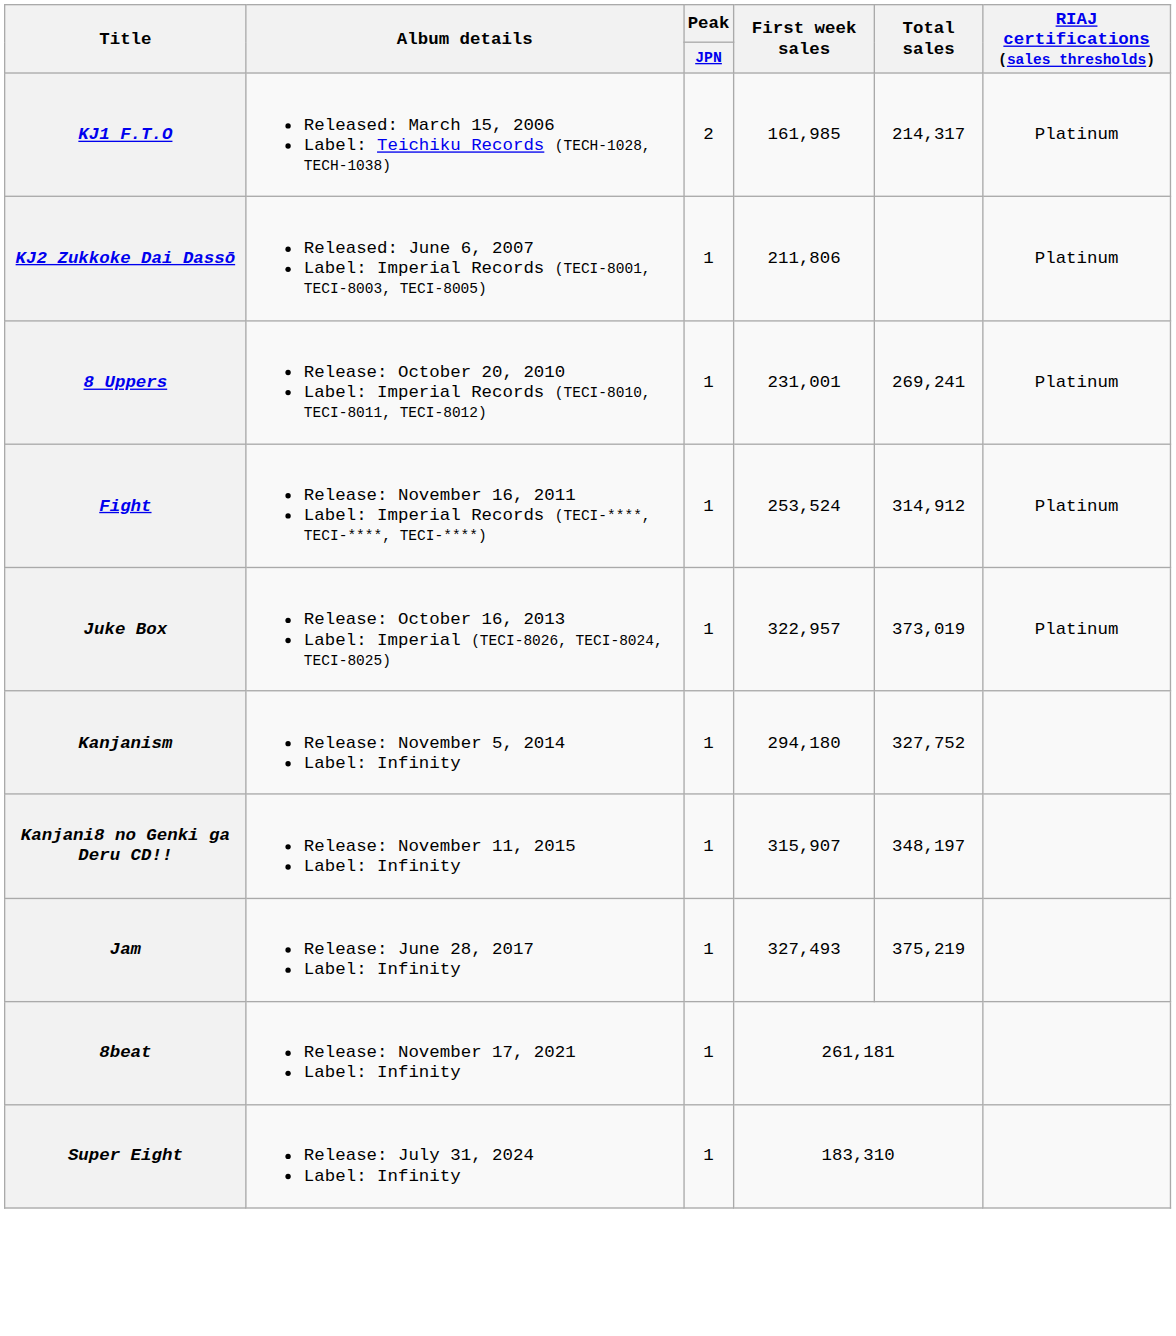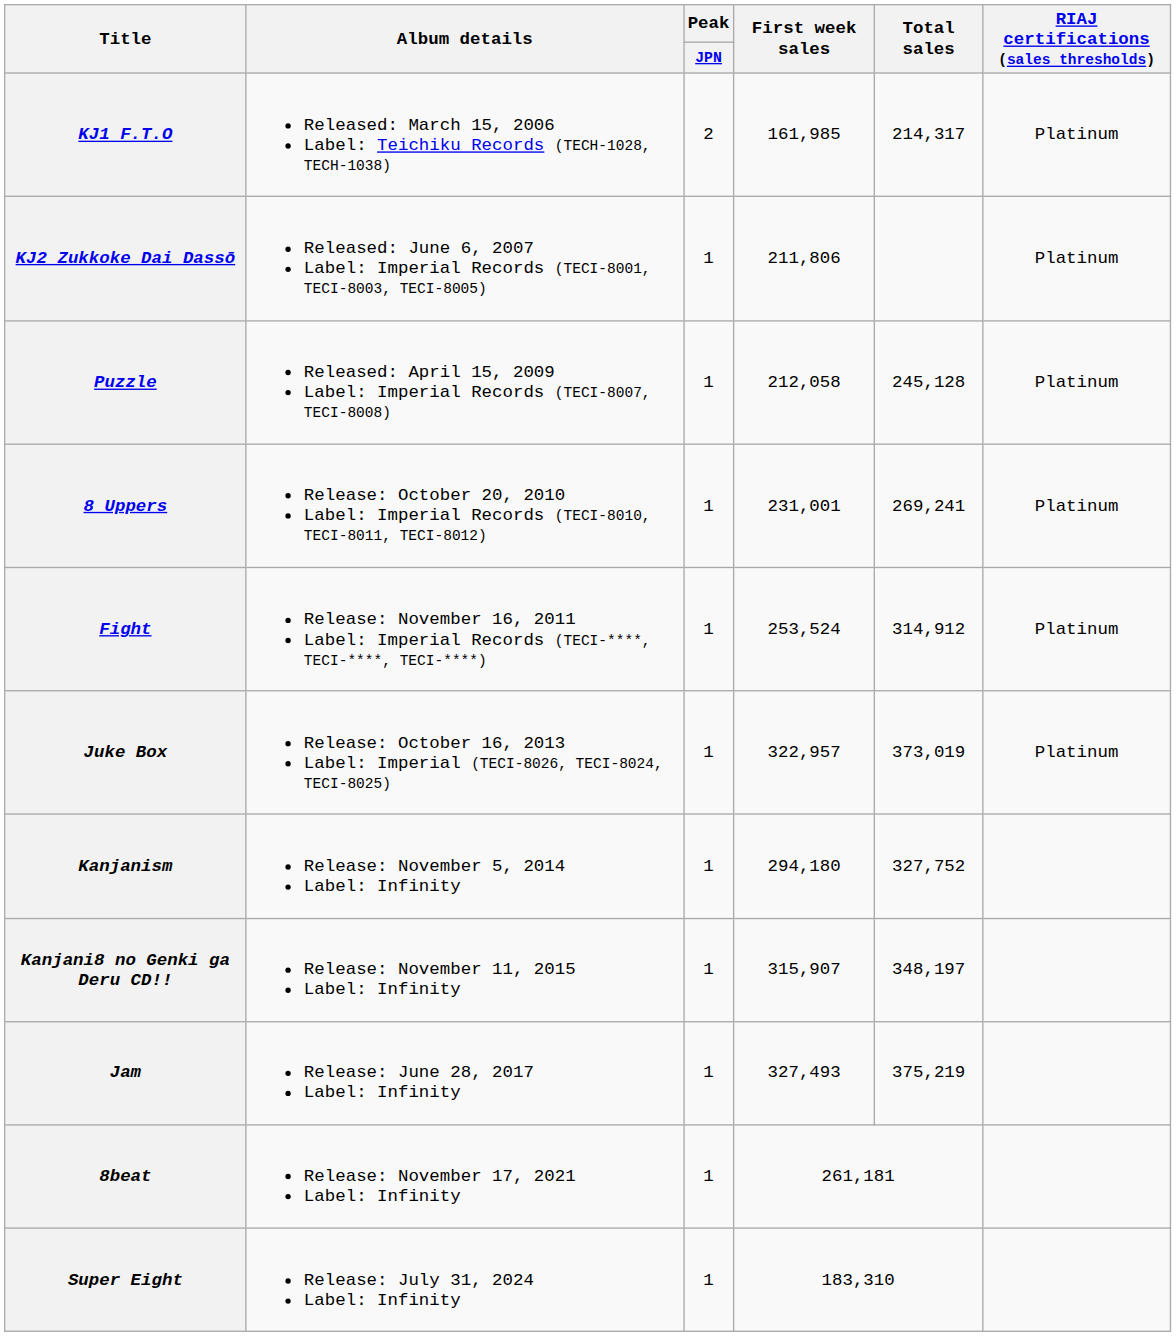+ row: (125, 382)
